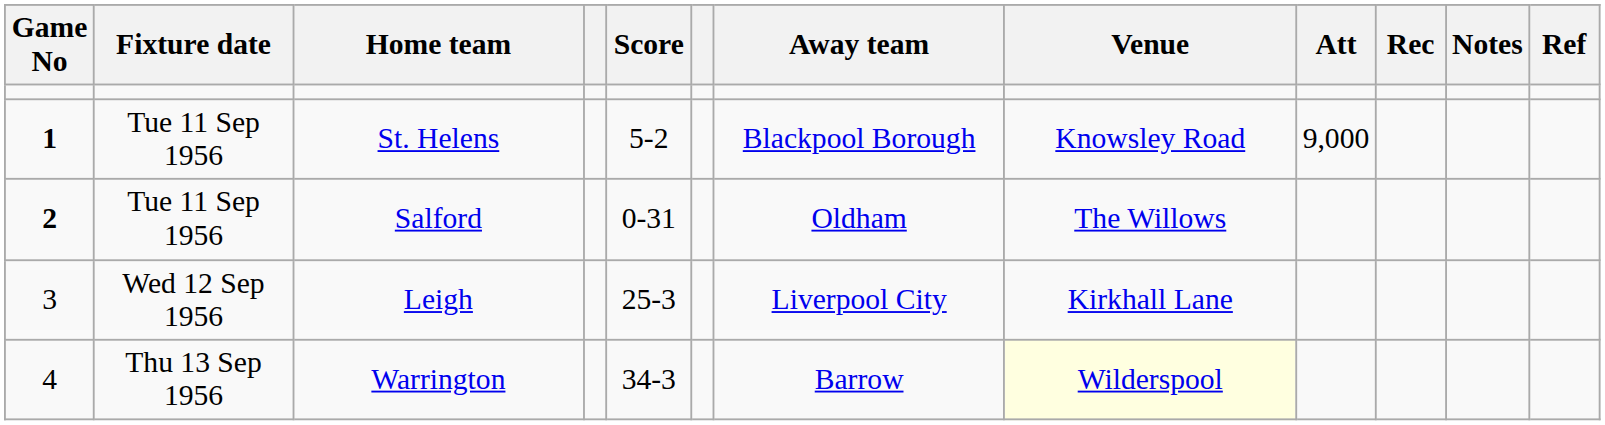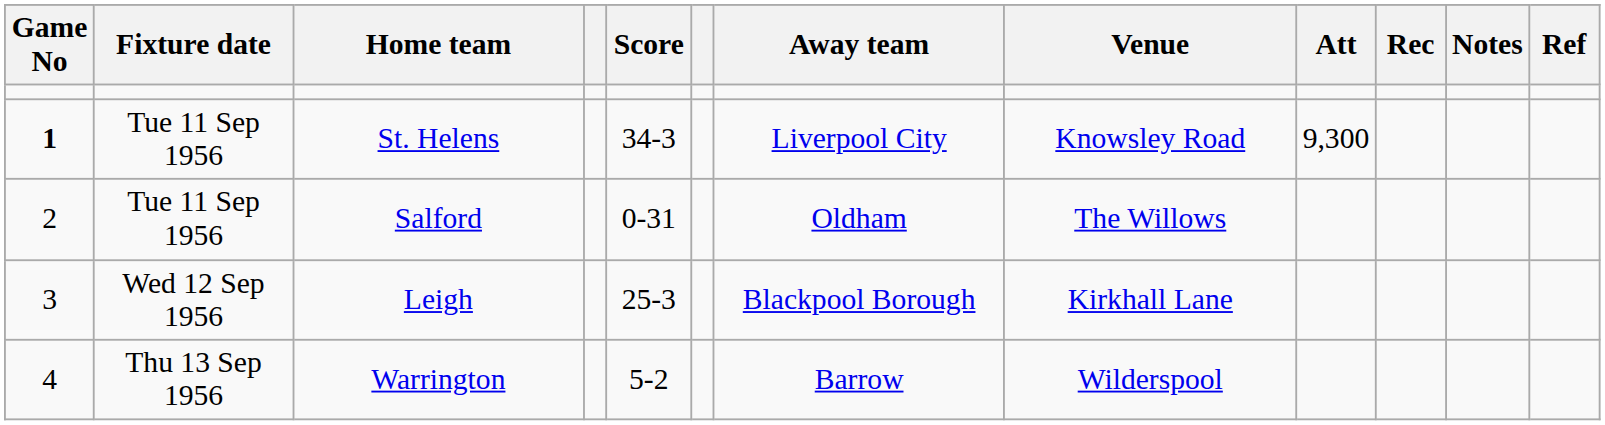(649, 138) 5-2 -> (649, 138) 34-3
(859, 138) Blackpool Borough -> (859, 138) Liverpool City
(1336, 138) 9,000 -> (1336, 138) 9,300
(50, 218) bold -> (50, 218) normal
(859, 298) Liverpool City -> (859, 298) Blackpool Borough
(649, 379) 34-3 -> (649, 379) 5-2
(1150, 379) lightyellow background -> (1150, 379) no background
